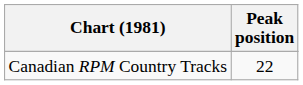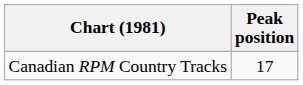(265, 65) 22 -> (265, 65) 17
